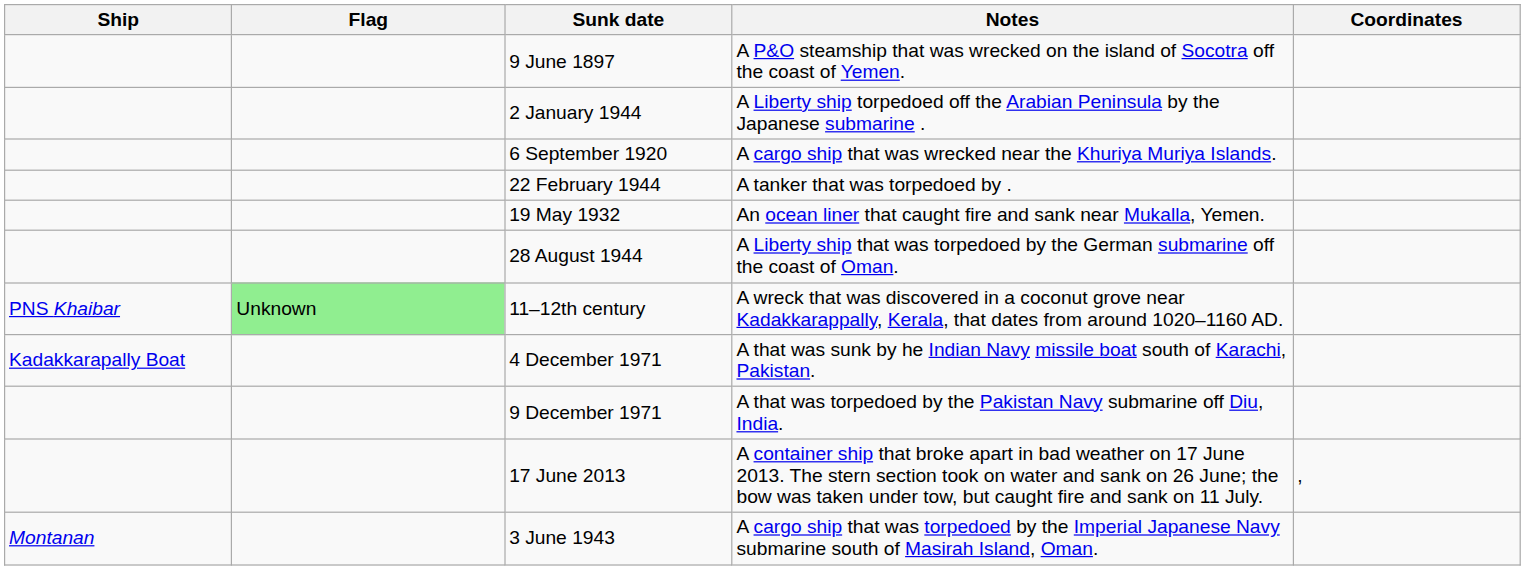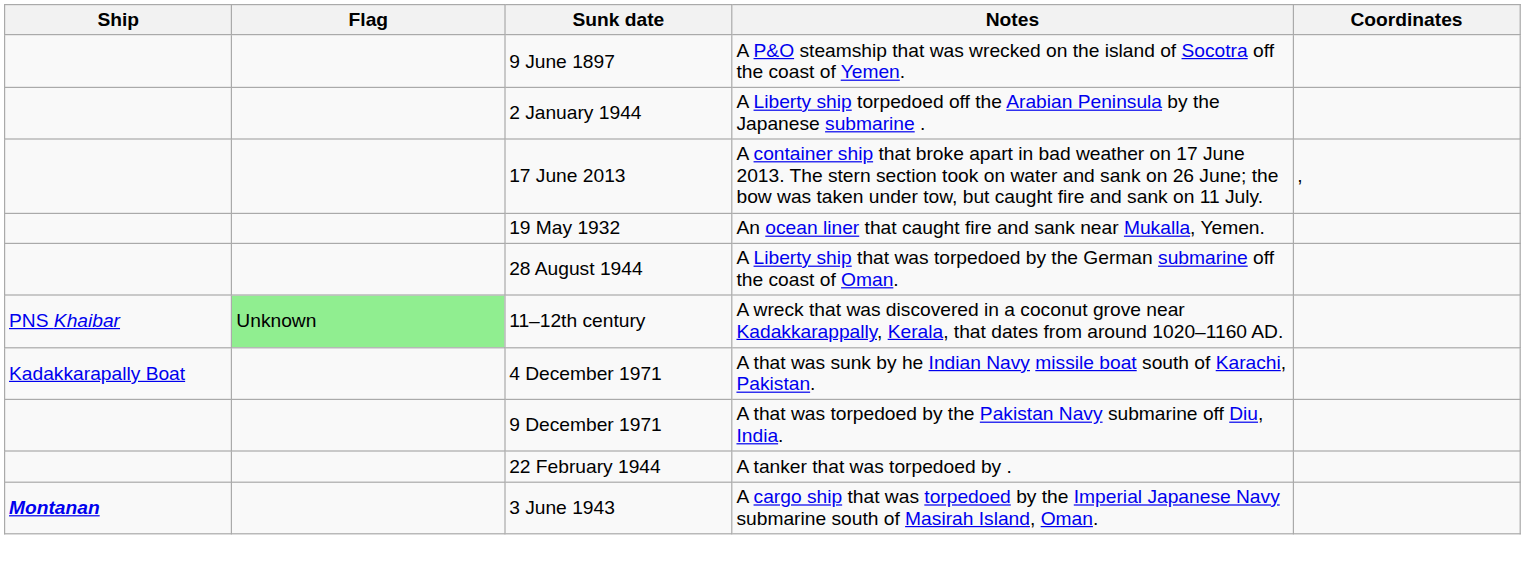- row: (588, 154)
rows swapped: (585, 184) <-> (567, 475)
(52, 538) normal -> (54, 507) bold
